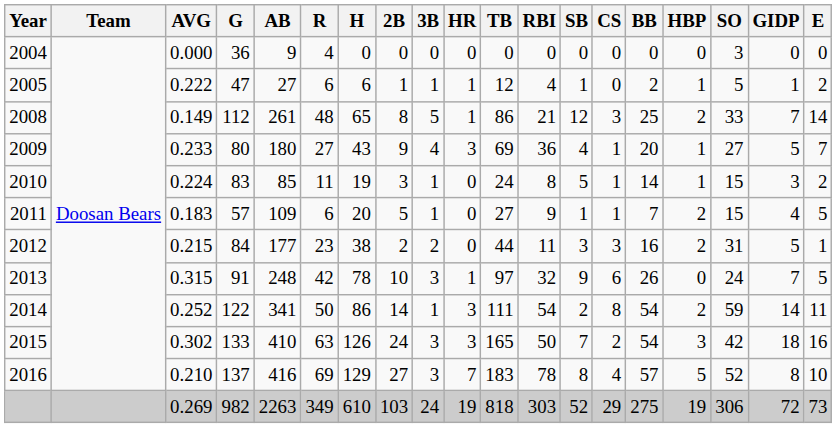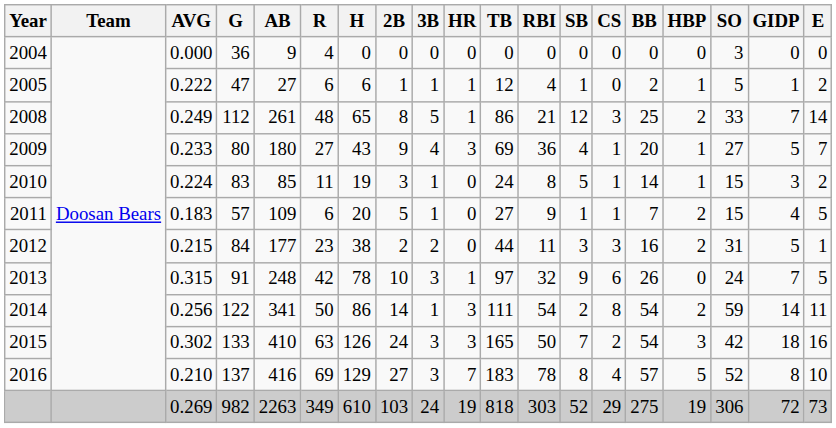(191, 117) 0.149 -> (191, 117) 0.249
(191, 310) 0.252 -> (191, 310) 0.256
